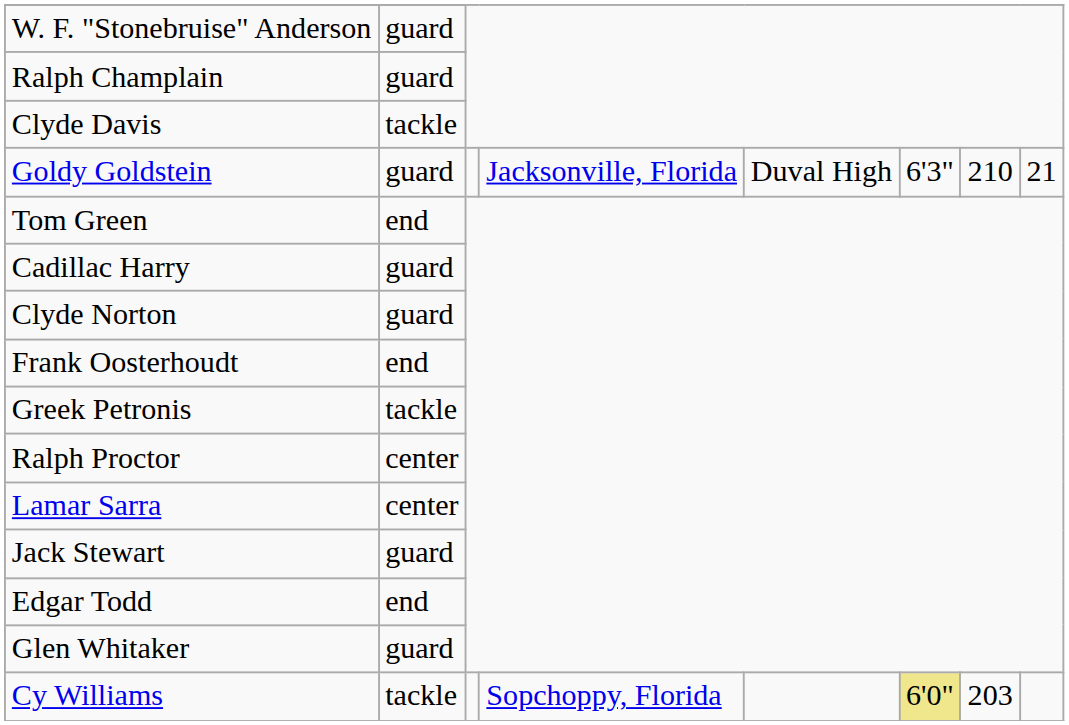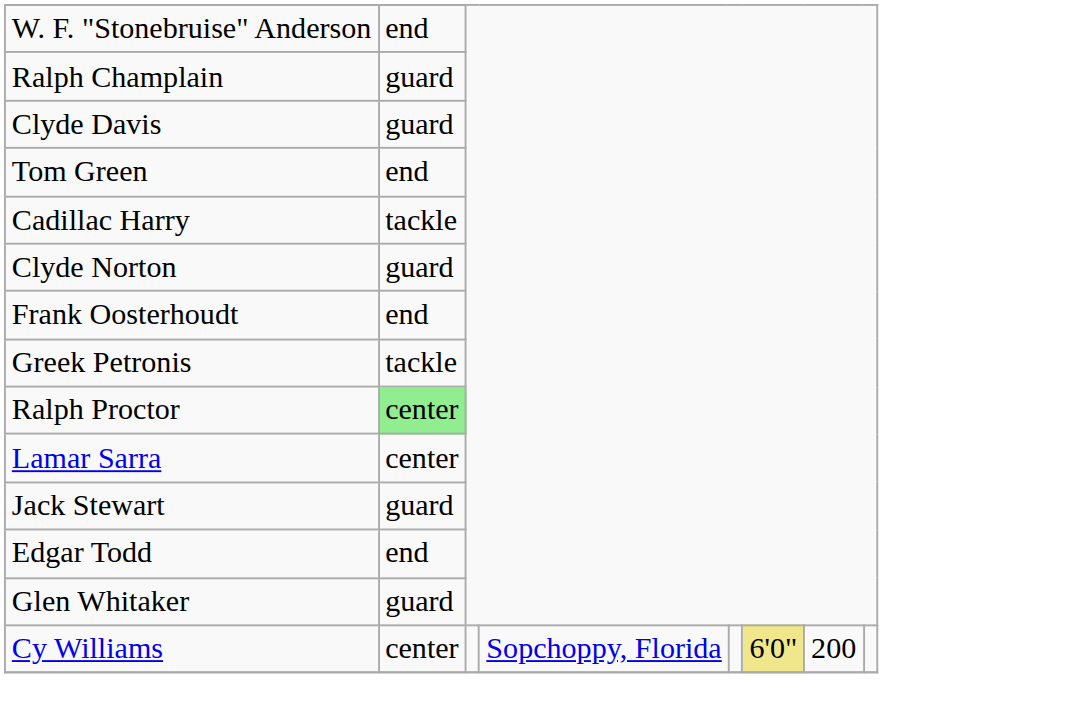(419, 28) guard -> (407, 28) end
(421, 123) tackle -> (419, 123) guard
- row: (112, 171)
(419, 266) guard -> (421, 219) tackle
(422, 457) no background -> (422, 409) lightgreen background
(421, 696) tackle -> (422, 648) center
(990, 696) 203 -> (834, 648) 200
